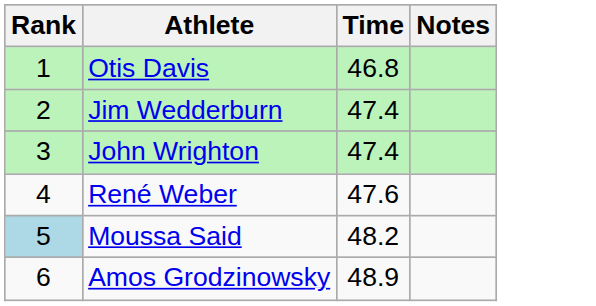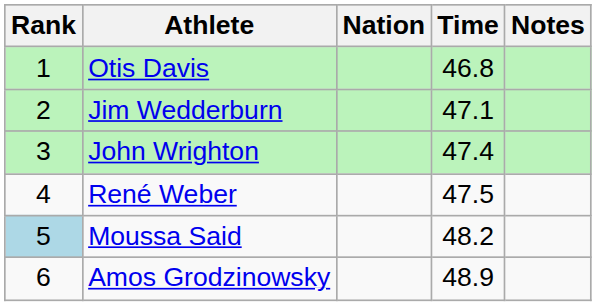+ column: (384, 25)
(373, 109) 47.4 -> (468, 109) 47.1
(373, 194) 47.6 -> (468, 194) 47.5
